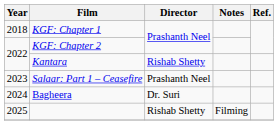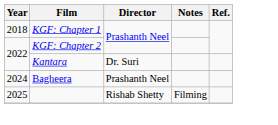(176, 62) Rishab Shetty -> (122, 62) Dr. Suri
- row: (17, 78)
(164, 95) Dr. Suri -> (137, 78) Prashanth Neel
